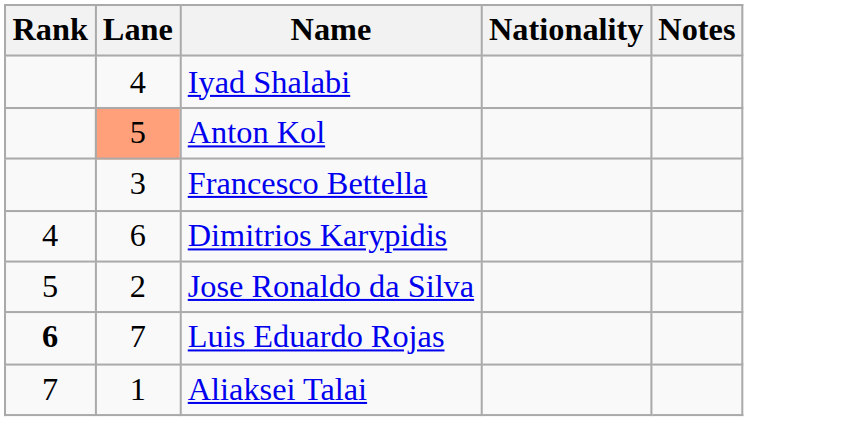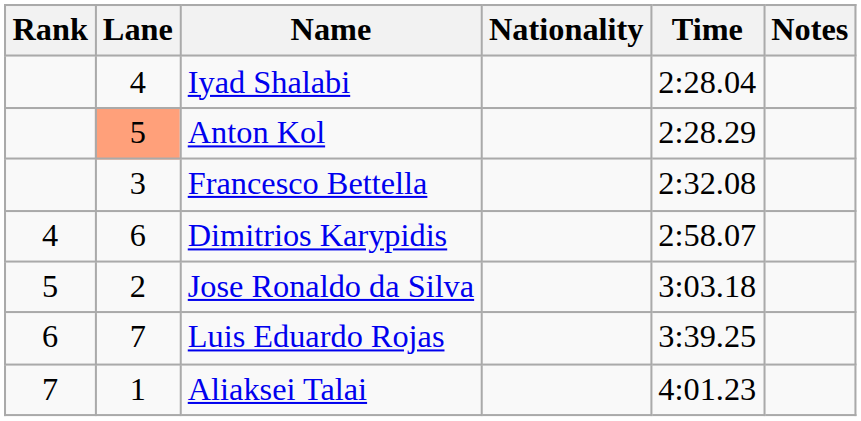+ column: (707, 30)
(50, 337) bold -> (50, 337) normal
